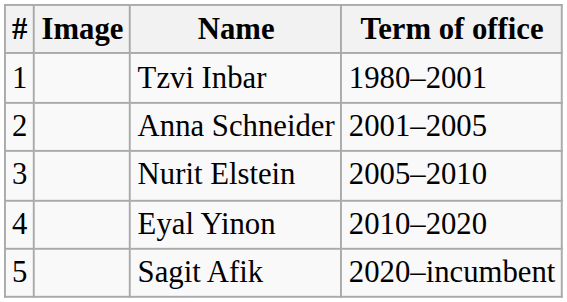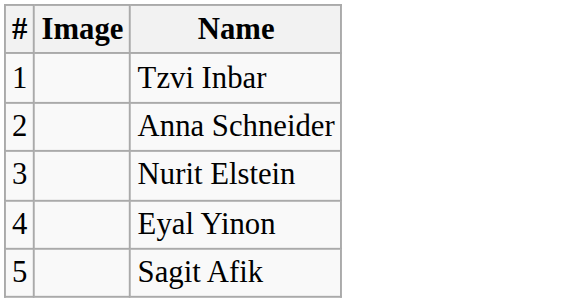- column: (452, 28)
